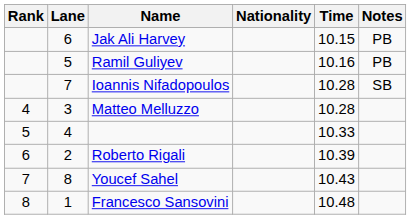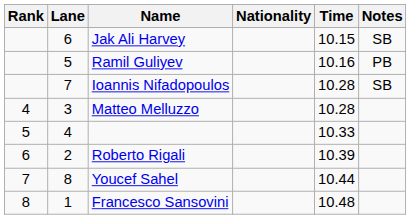(382, 39) PB -> (382, 39) SB
(337, 179) 10.43 -> (337, 179) 10.44
